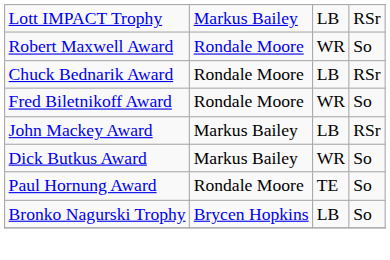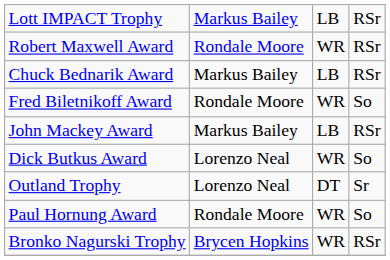(362, 46) So -> (367, 46) RSr
(249, 74) Rondale Moore -> (246, 74) Markus Bailey
(246, 158) Markus Bailey -> (242, 158) Lorenzo Neal
+ row: (65, 185)
(327, 185) TE -> (331, 213) WR
(328, 213) LB -> (331, 241) WR
(362, 213) So -> (367, 241) RSr
